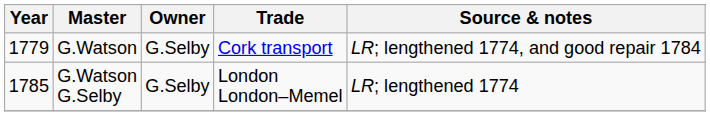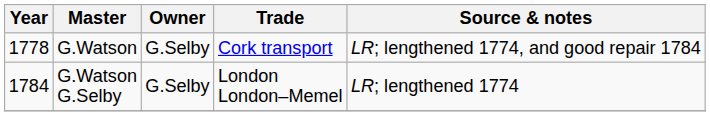(29, 47) 1779 -> (29, 47) 1778
(29, 86) 1785 -> (29, 86) 1784
